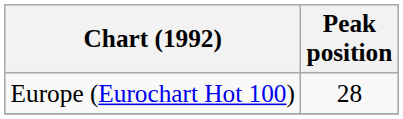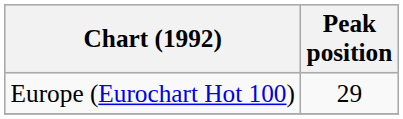(349, 93) 28 -> (349, 93) 29
